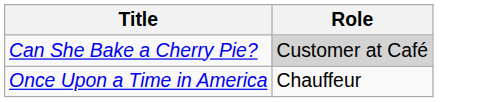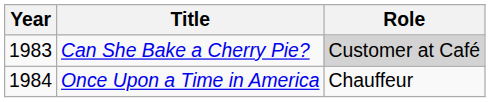+ column: (31, 19)
